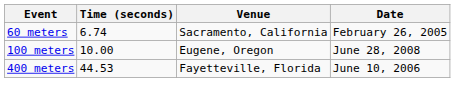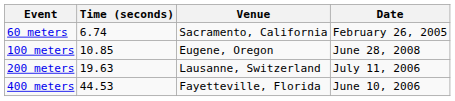(97, 50) 10.00 -> (97, 50) 10.85
+ row: (41, 68)
